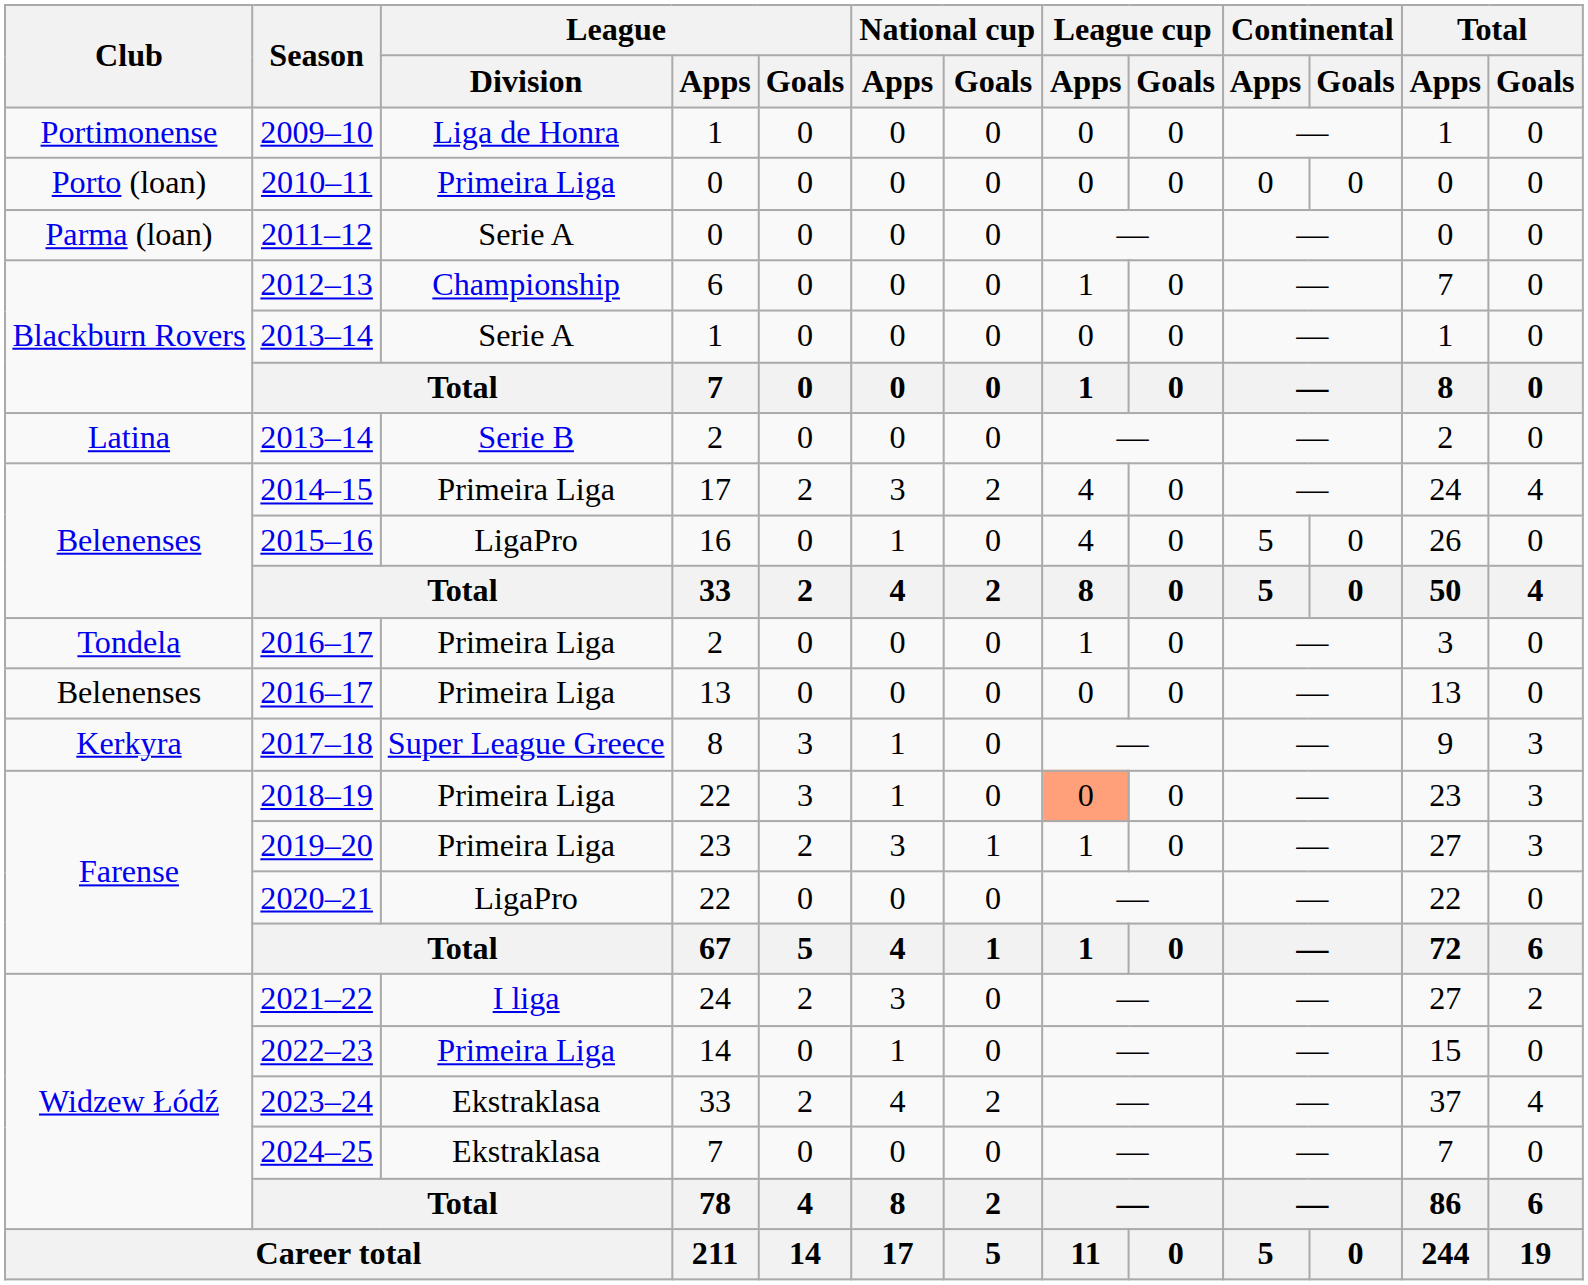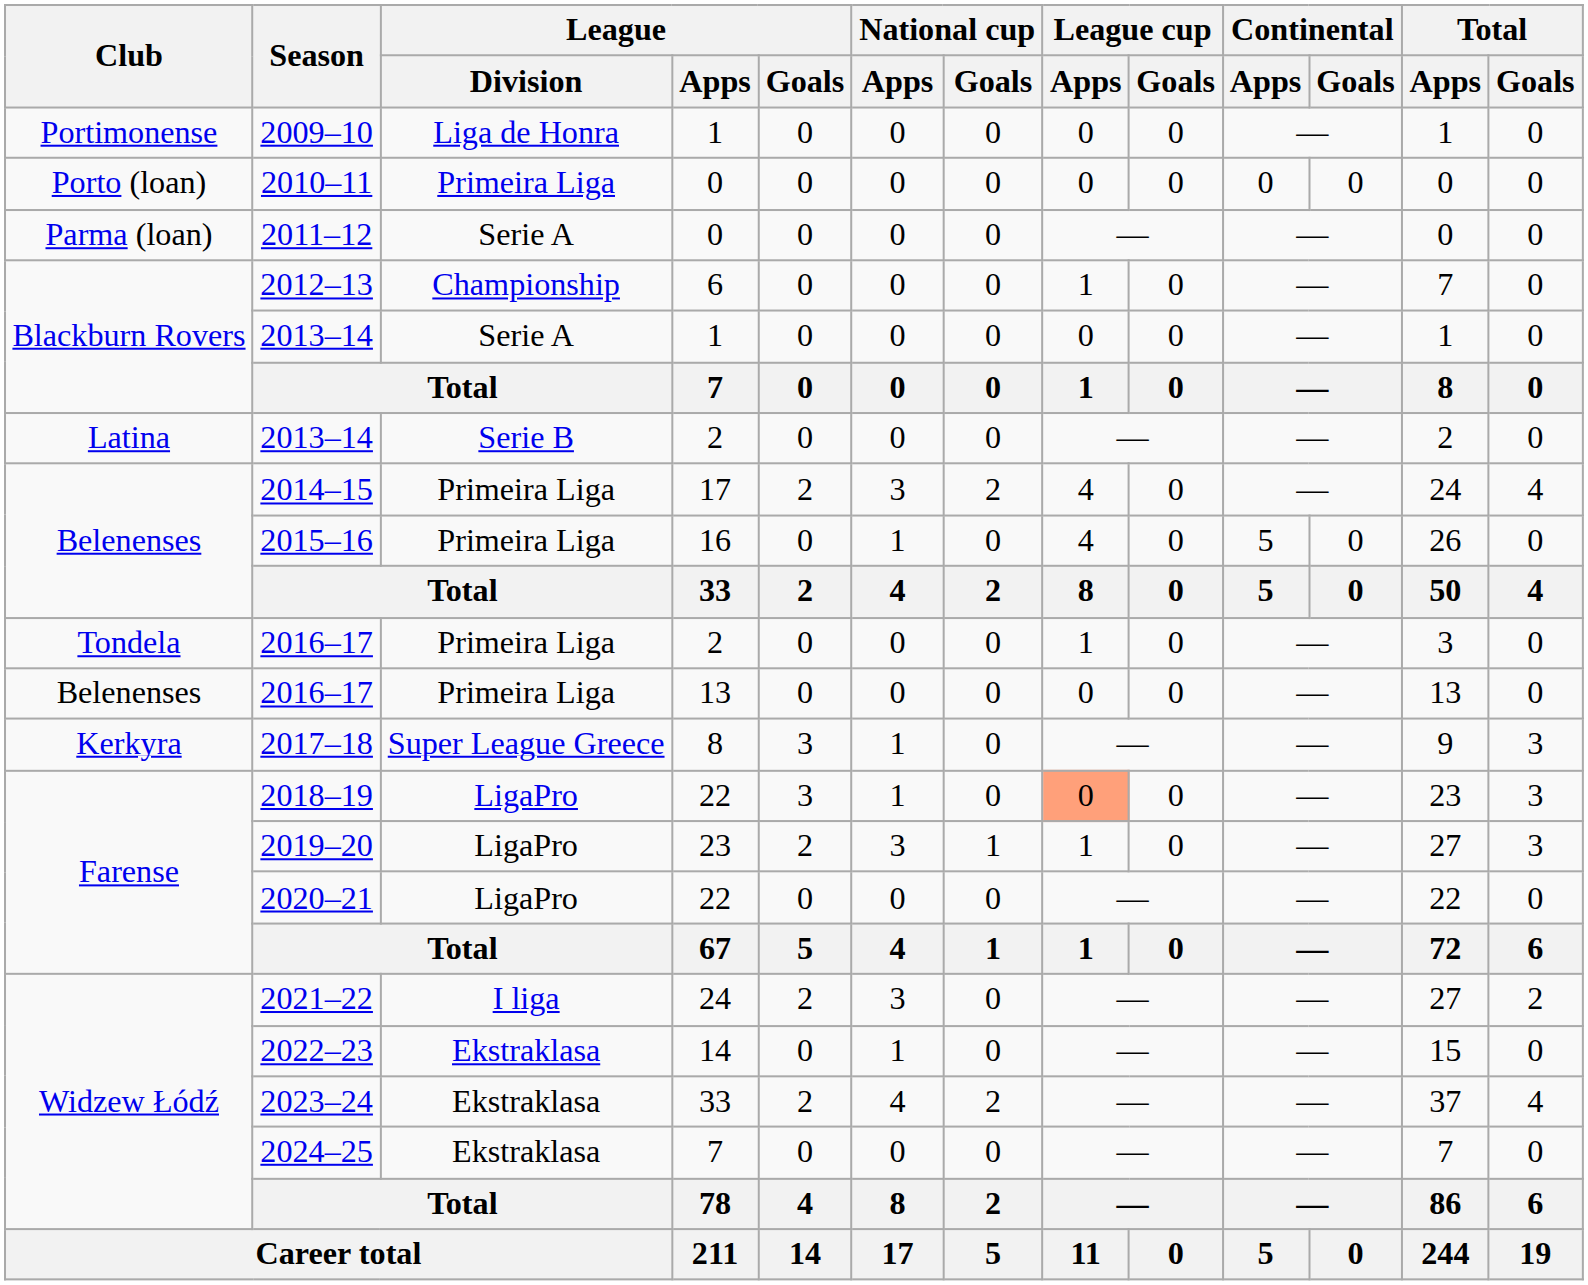(526, 540) LigaPro -> (526, 540) Primeira Liga
(526, 795) Primeira Liga -> (526, 795) LigaPro
(526, 846) Primeira Liga -> (526, 846) LigaPro
(526, 1050) Primeira Liga -> (526, 1050) Ekstraklasa
